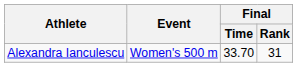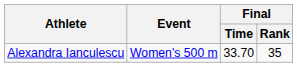(275, 53) 31 -> (275, 53) 35
